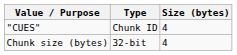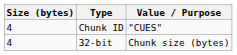columns swapped: (196, 12) <-> (57, 12)
